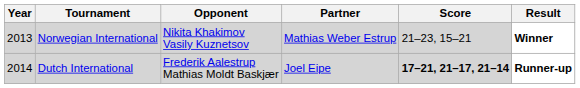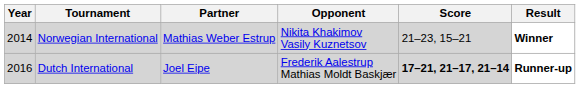columns swapped: (340, 14) <-> (221, 14)
(20, 38) 2013 -> (20, 38) 2014
(20, 69) 2014 -> (20, 69) 2016
